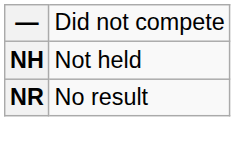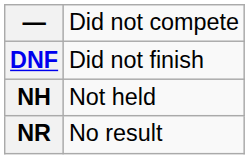+ row: (34, 60)
